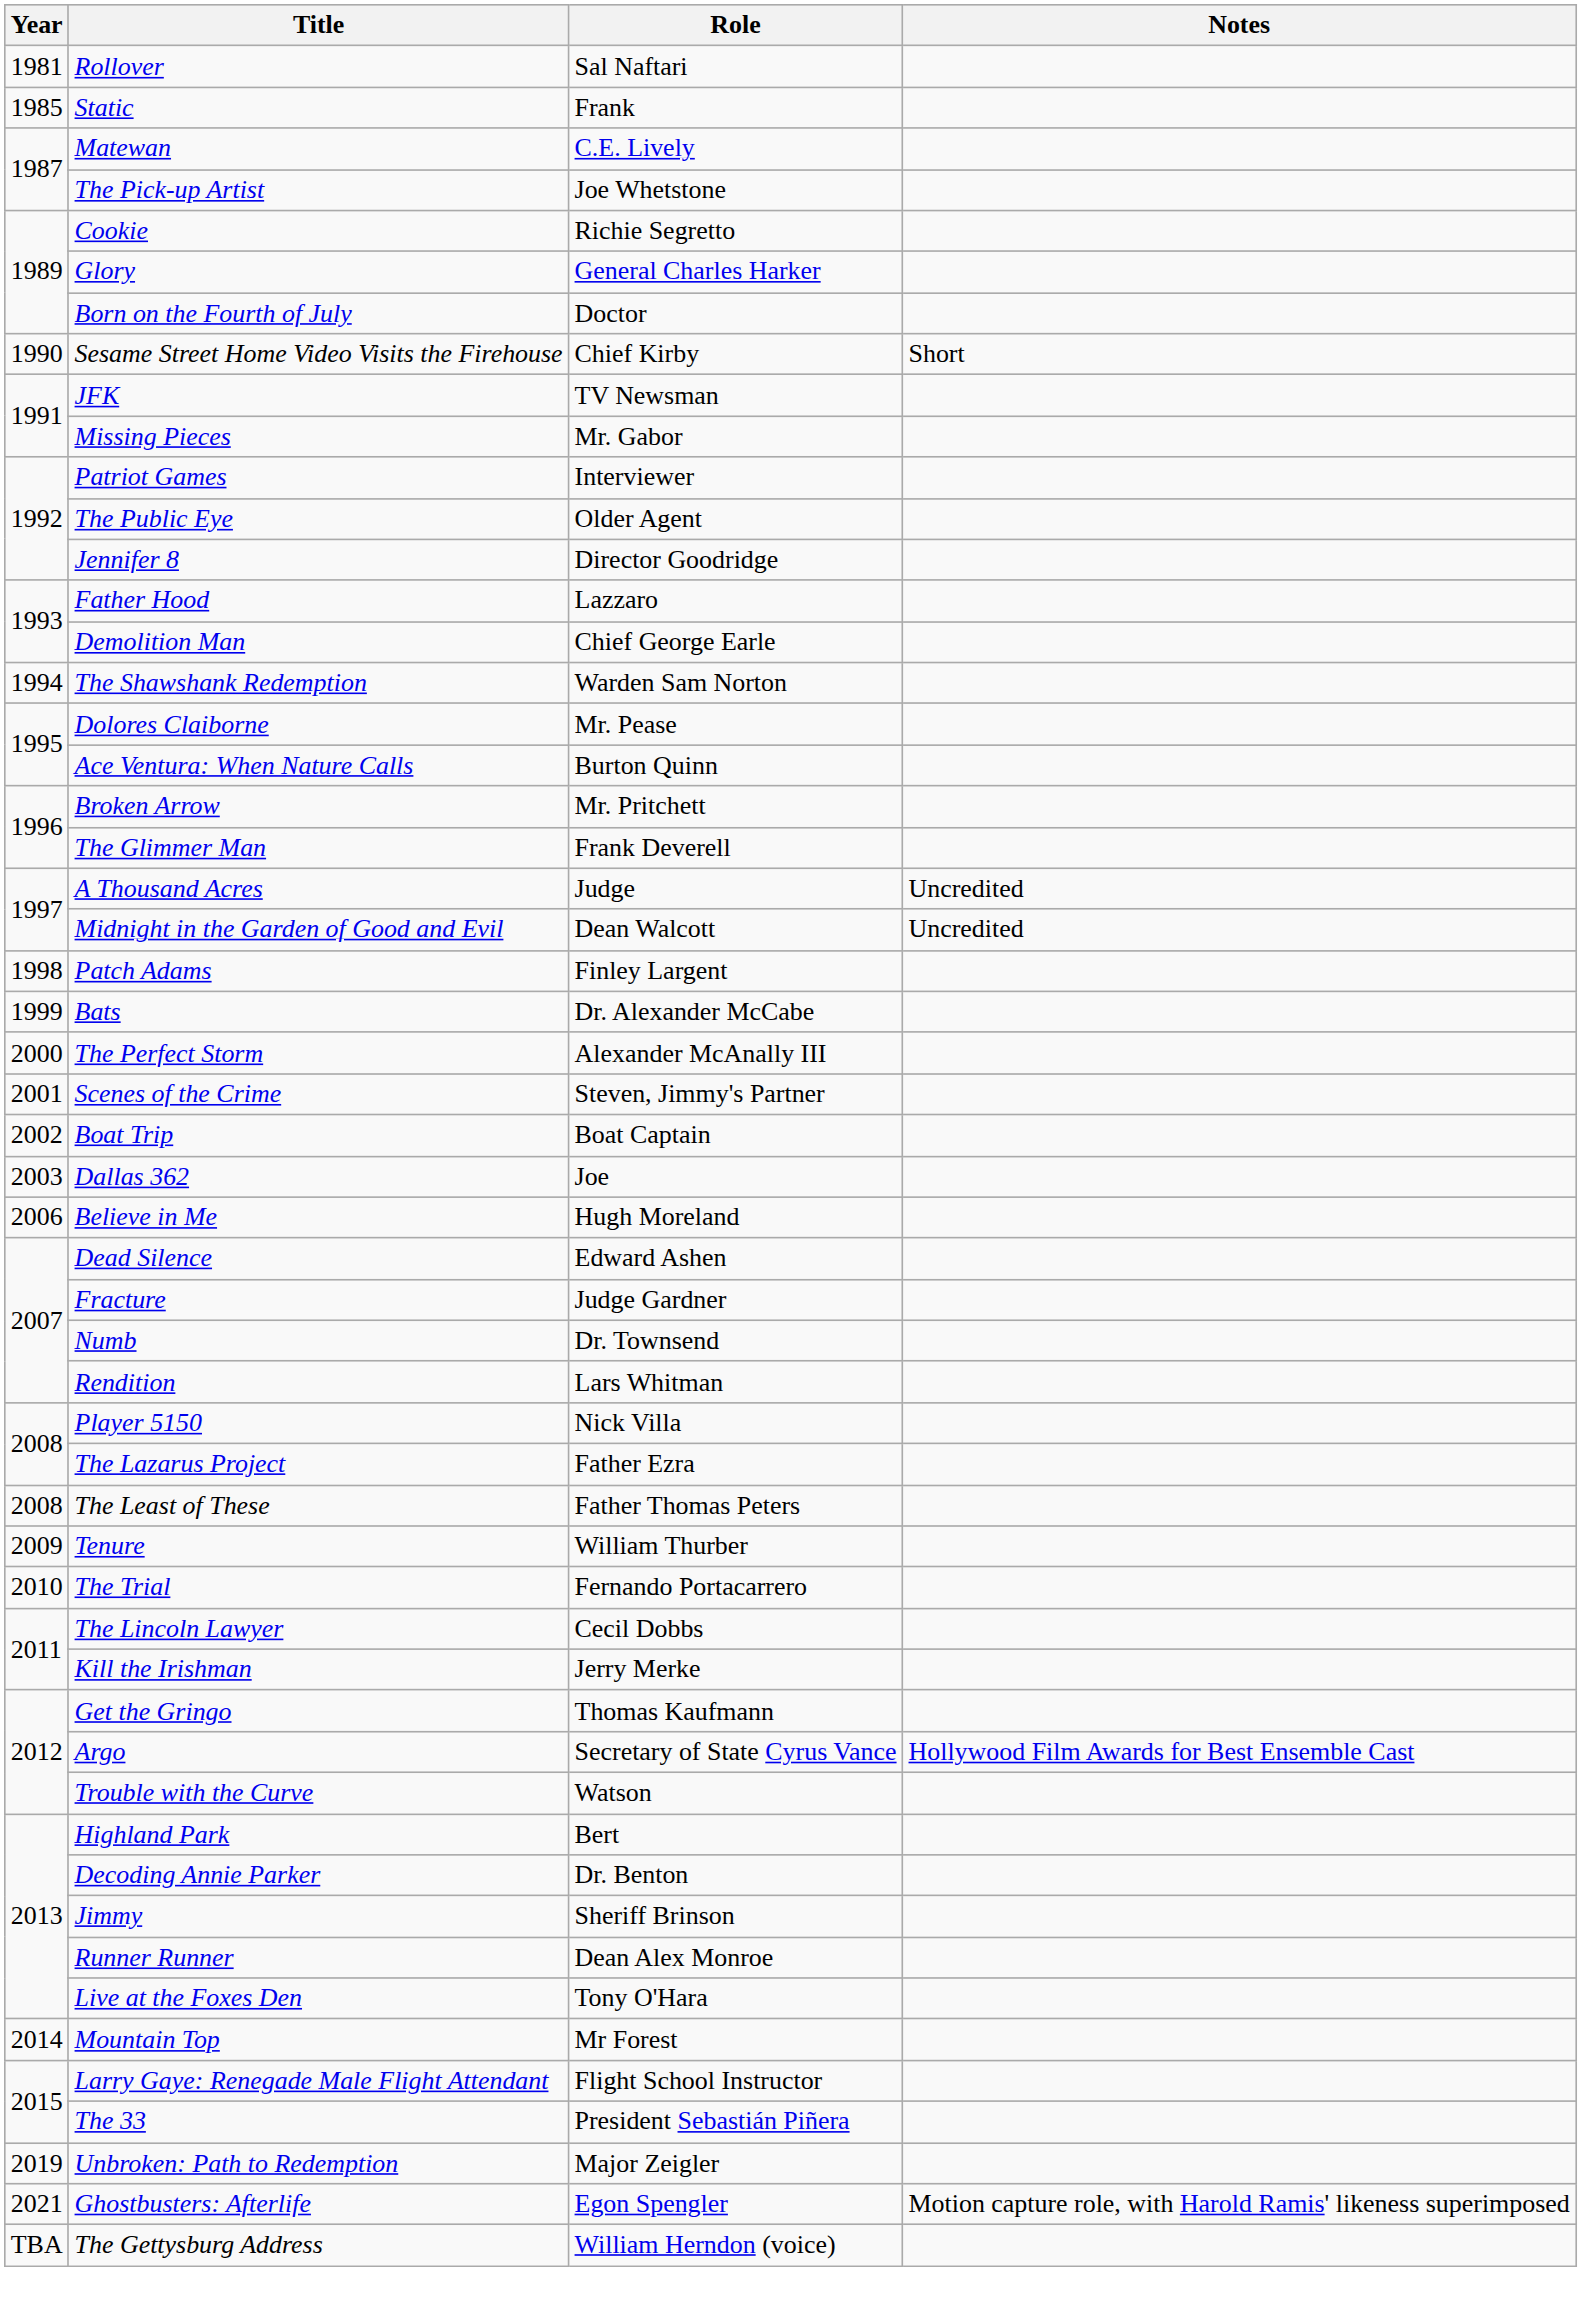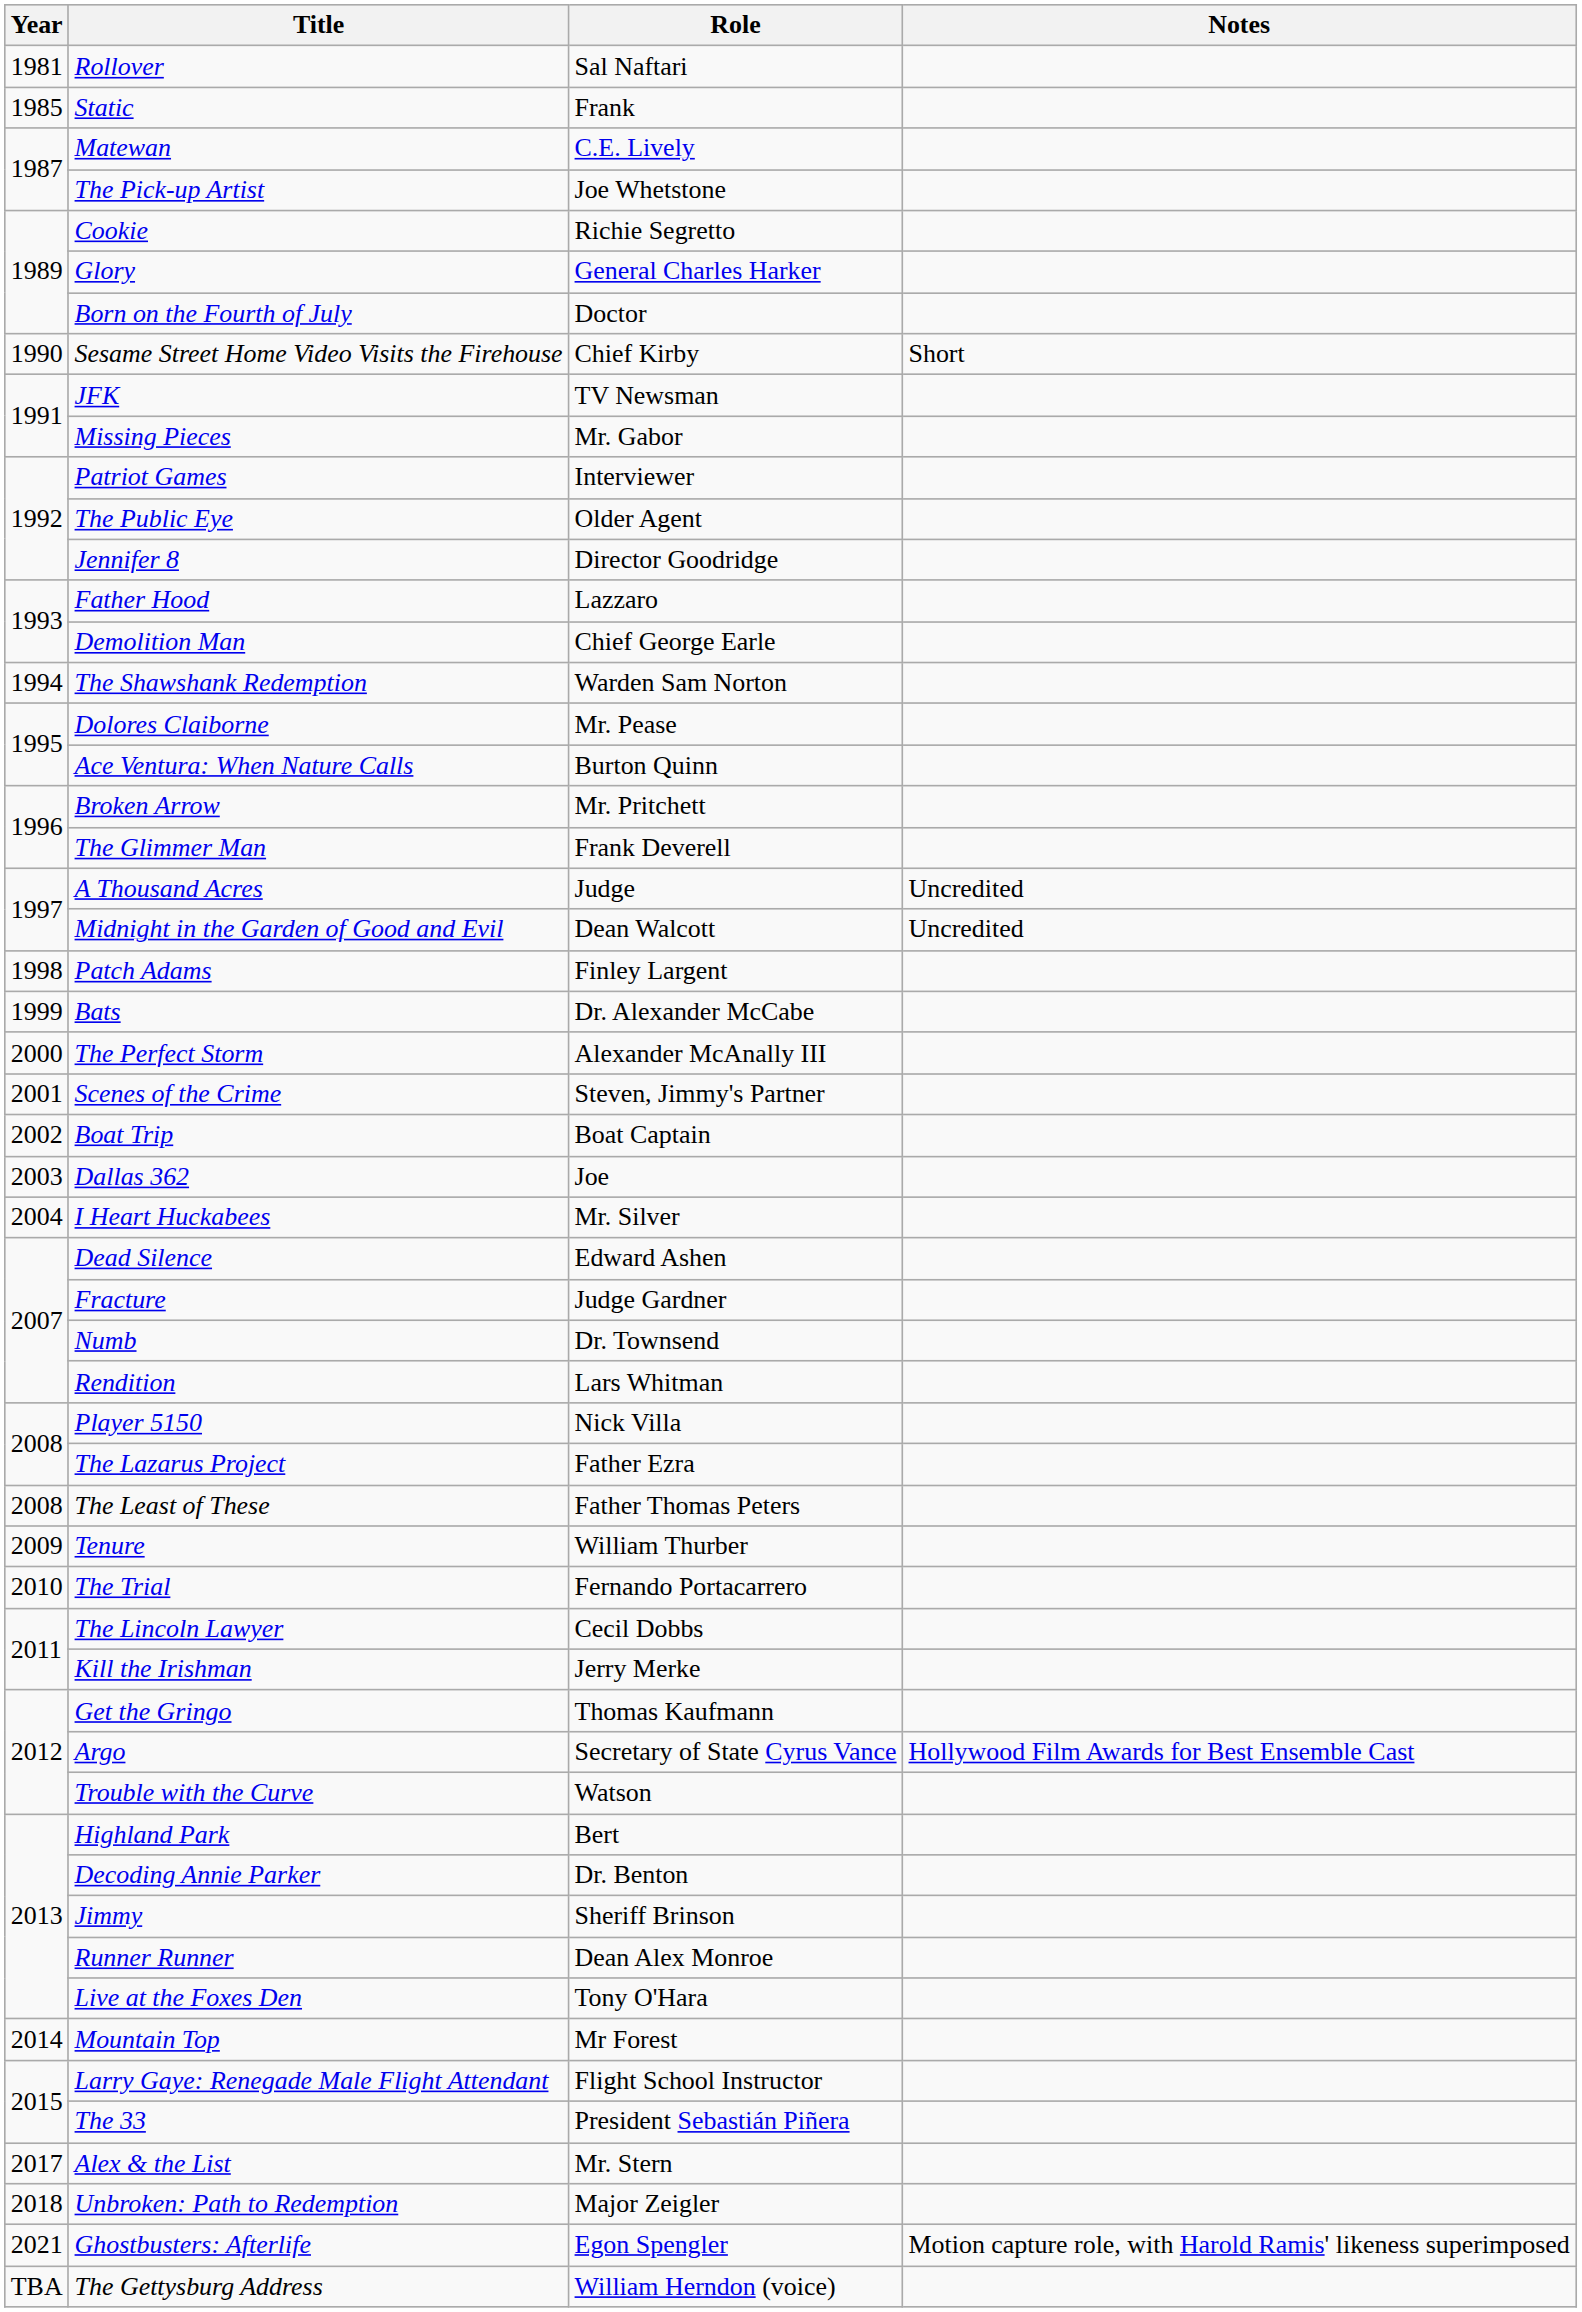+ row: (172, 1217)
- row: (146, 1217)
+ row: (153, 2162)
(37, 2162) 2019 -> (37, 2203) 2018
